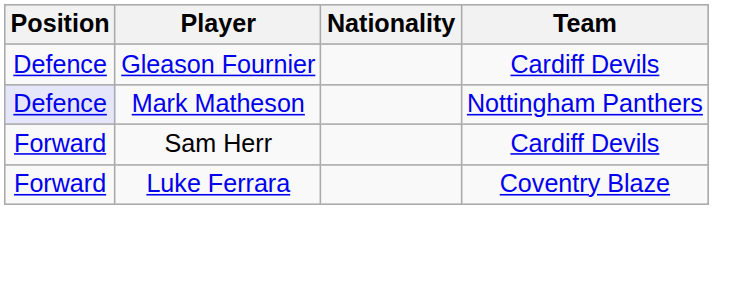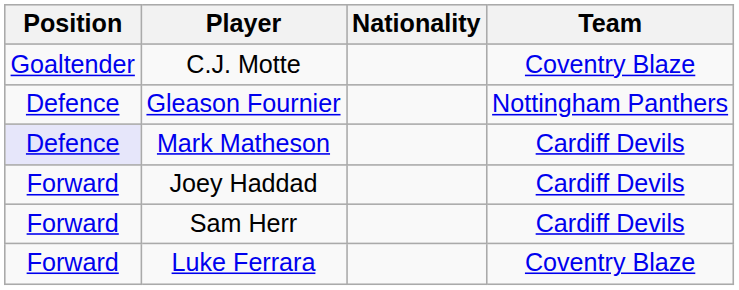+ row: (243, 64)
(585, 64) Cardiff Devils -> (610, 104) Nottingham Panthers
(585, 104) Nottingham Panthers -> (610, 143) Cardiff Devils
+ row: (243, 183)
